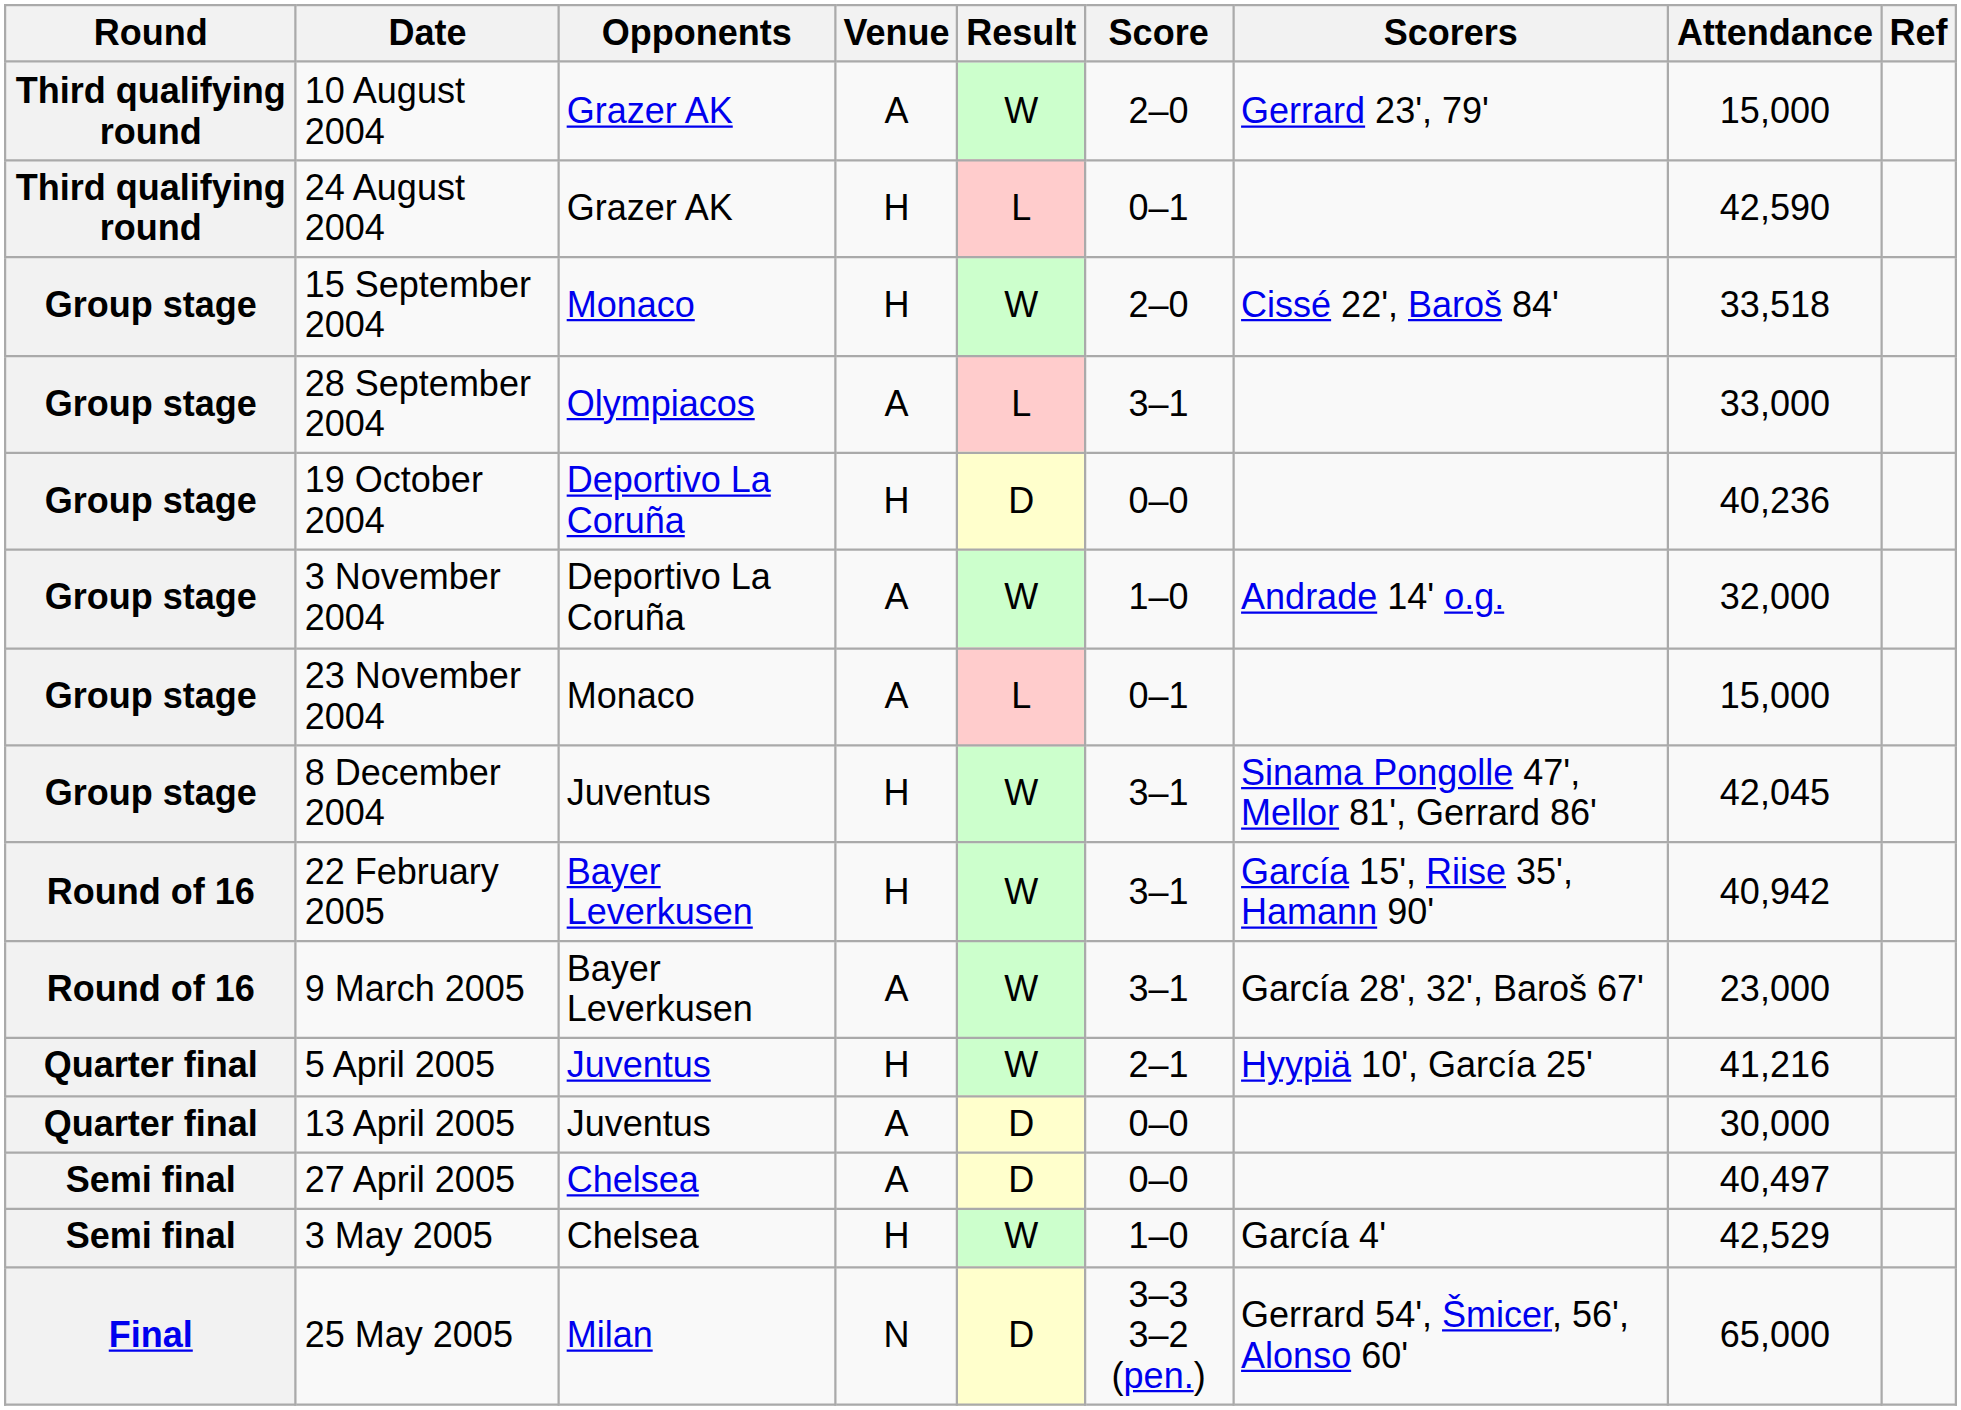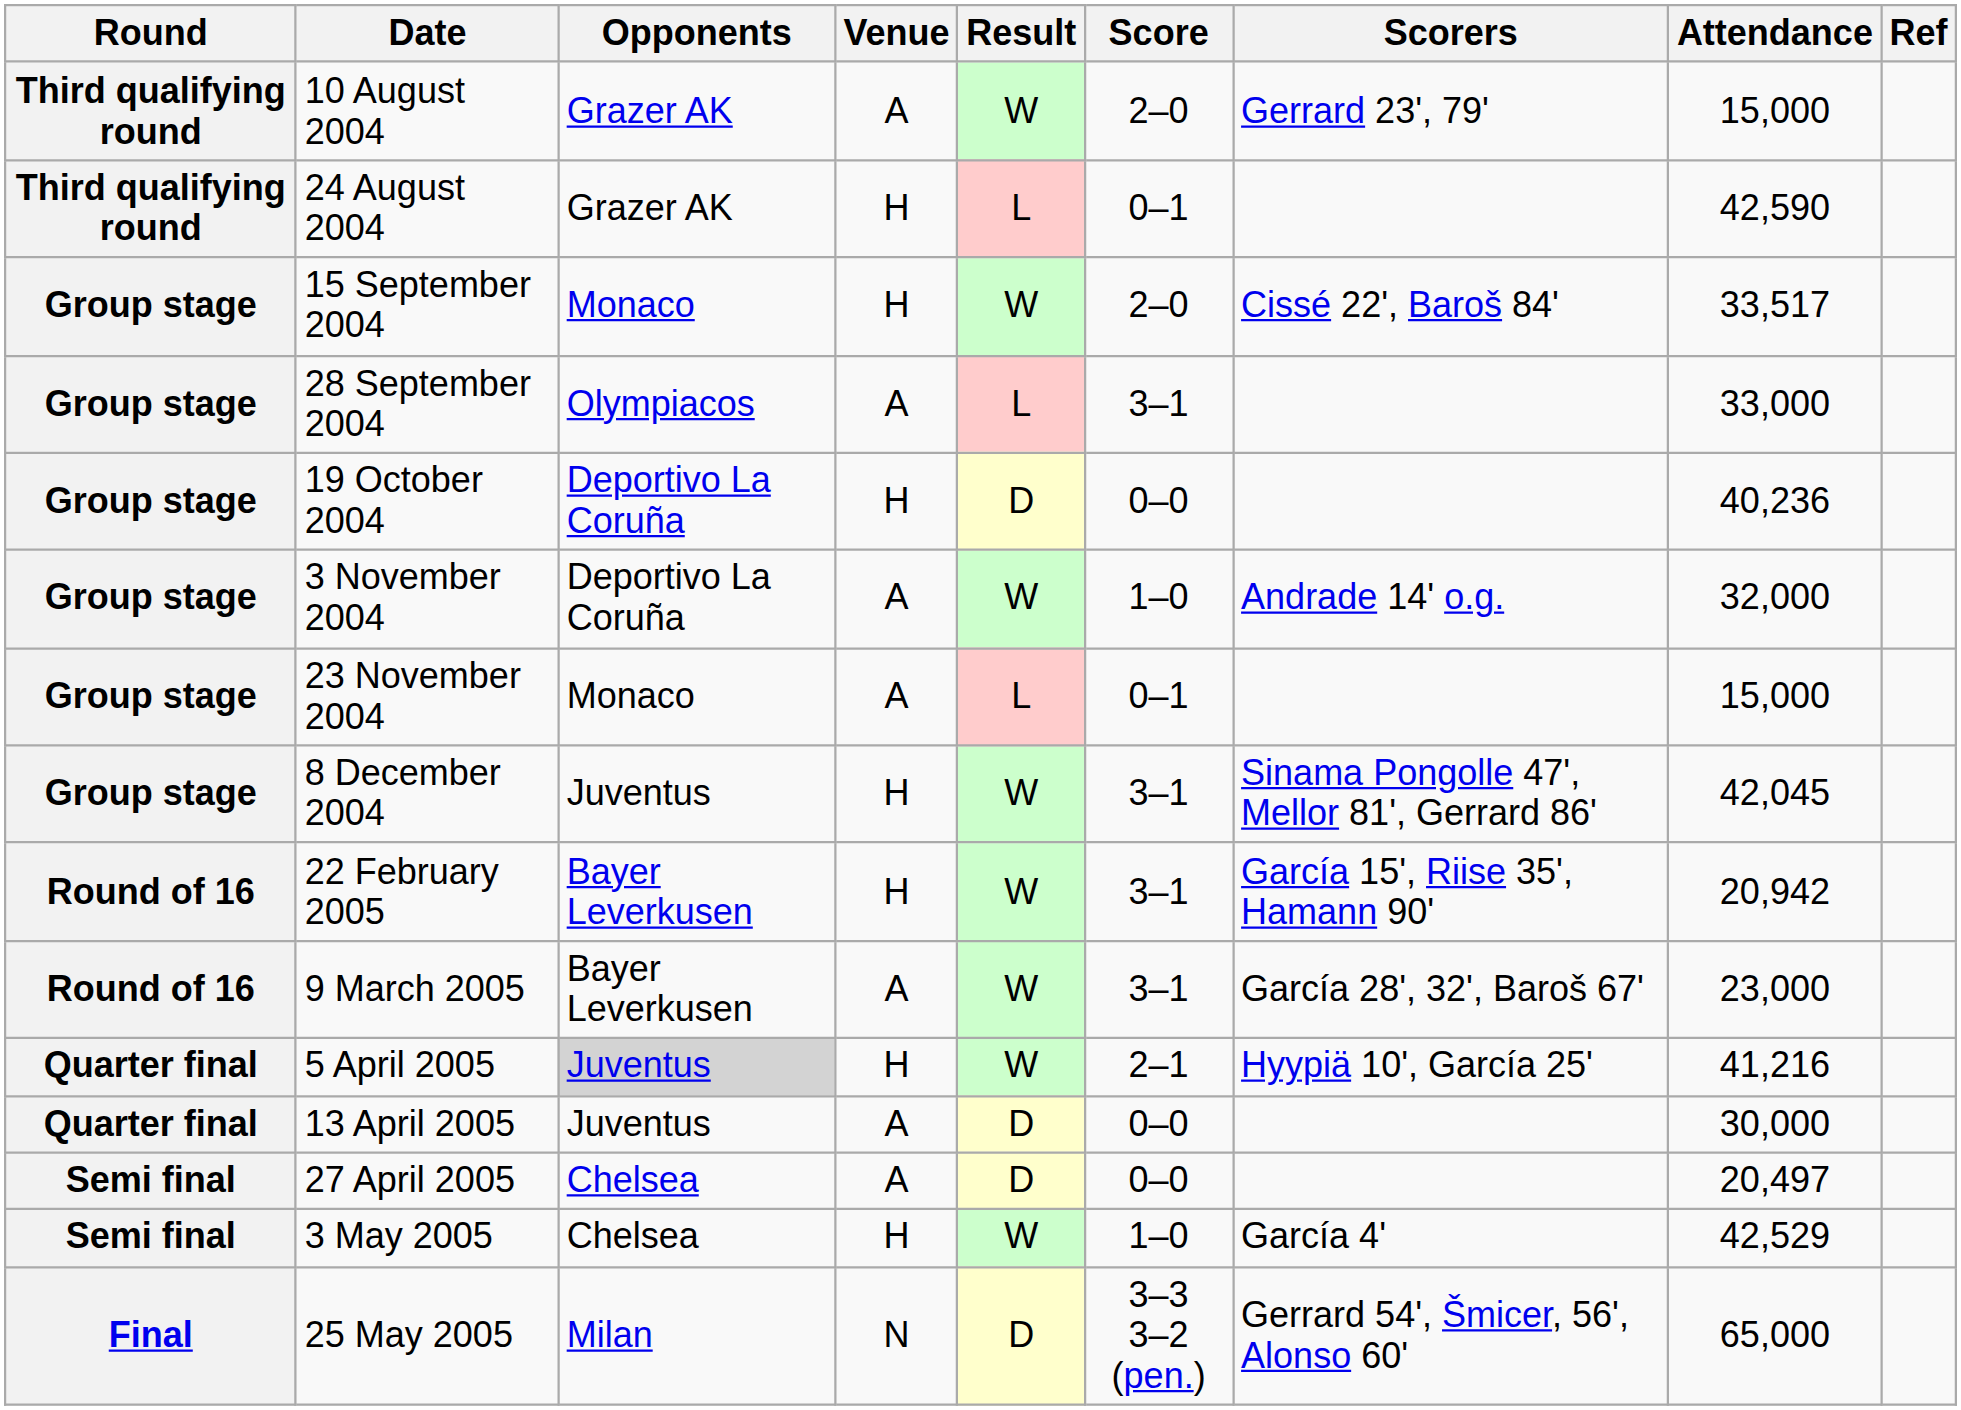(1775, 305) 33,518 -> (1775, 305) 33,517
(1775, 891) 40,942 -> (1775, 891) 20,942
(639, 1066) no background -> (639, 1066) lightgrey background
(1775, 1180) 40,497 -> (1775, 1180) 20,497
